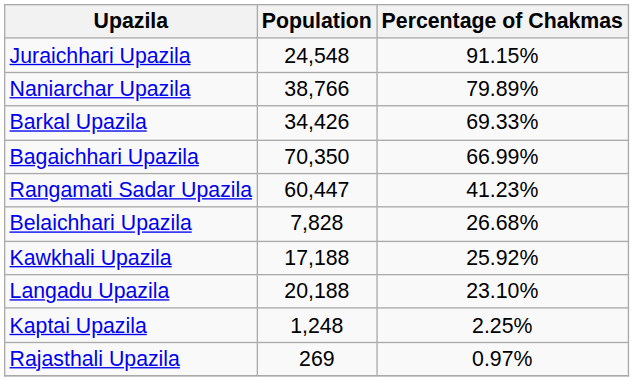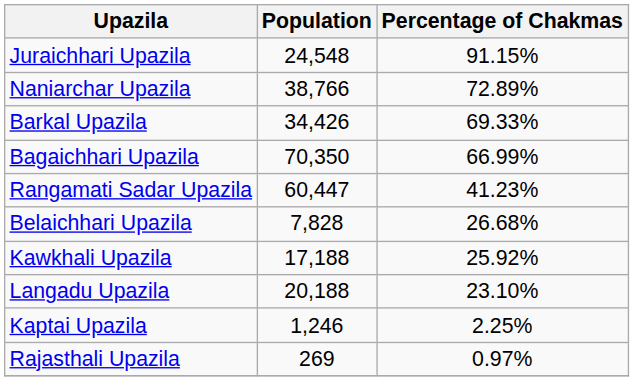(502, 88) 79.89% -> (502, 88) 72.89%
(317, 325) 1,248 -> (317, 325) 1,246
